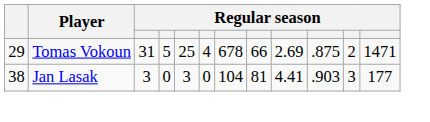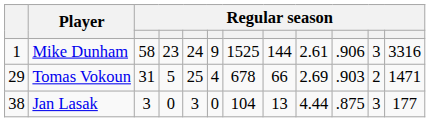+ row: (80, 51)
(326, 51) .875 -> (350, 77) .903
(259, 77) 81 -> (279, 103) 13
(289, 77) 4.41 -> (314, 103) 4.44
(326, 77) .903 -> (350, 103) .875
